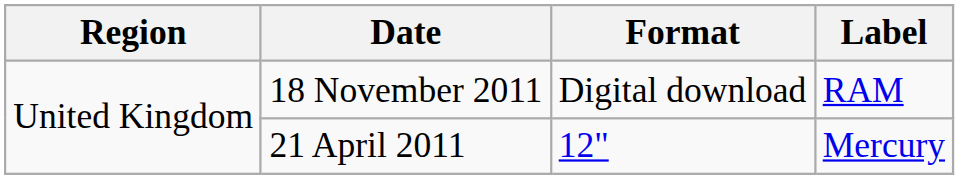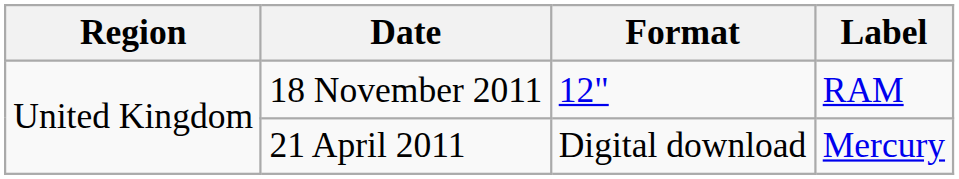(683, 88) Digital download -> (584, 88) 12"
(584, 145) 12" -> (683, 145) Digital download
